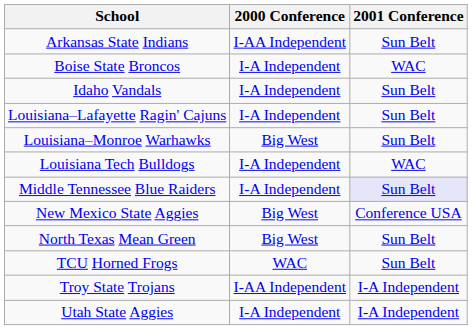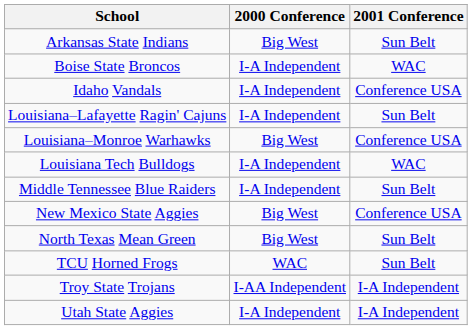(290, 41) I-AA Independent -> (290, 41) Big West
(408, 90) Sun Belt -> (408, 90) Conference USA
(408, 139) Sun Belt -> (408, 139) Conference USA
(408, 189) lavender background -> (408, 189) no background
